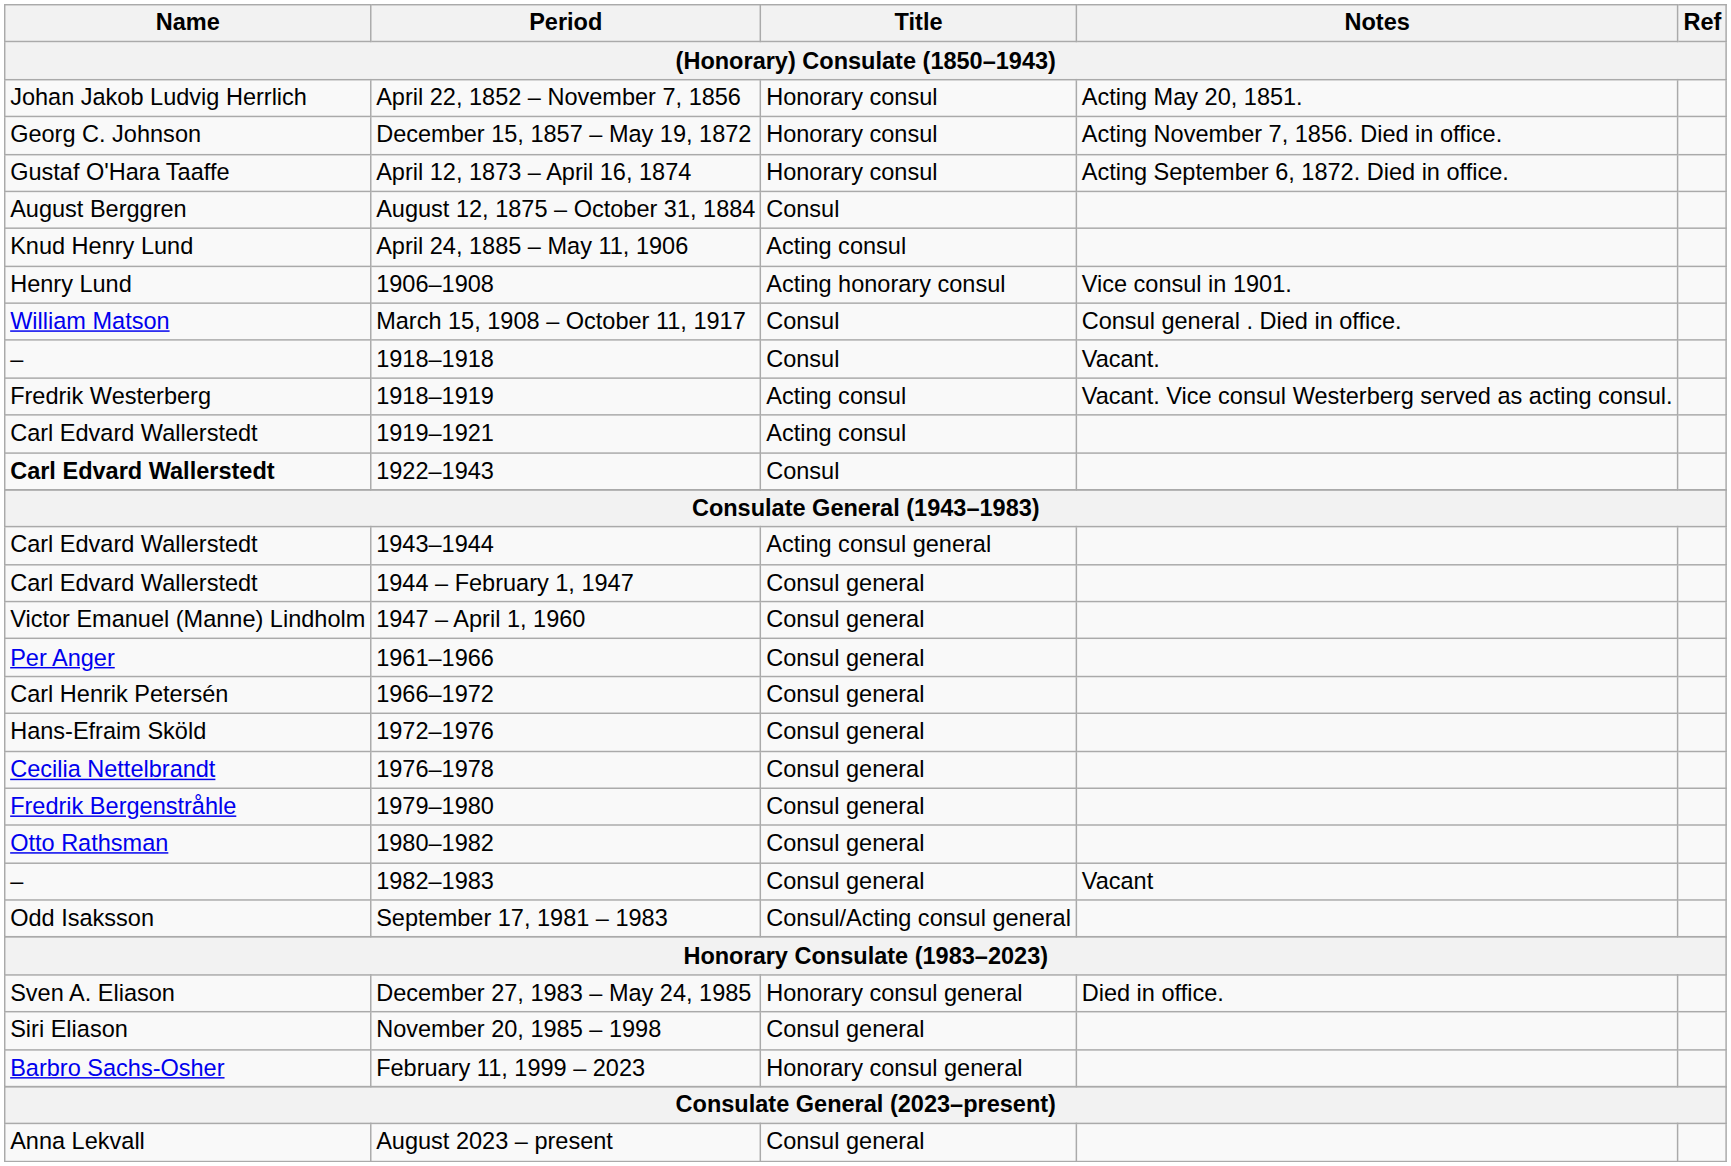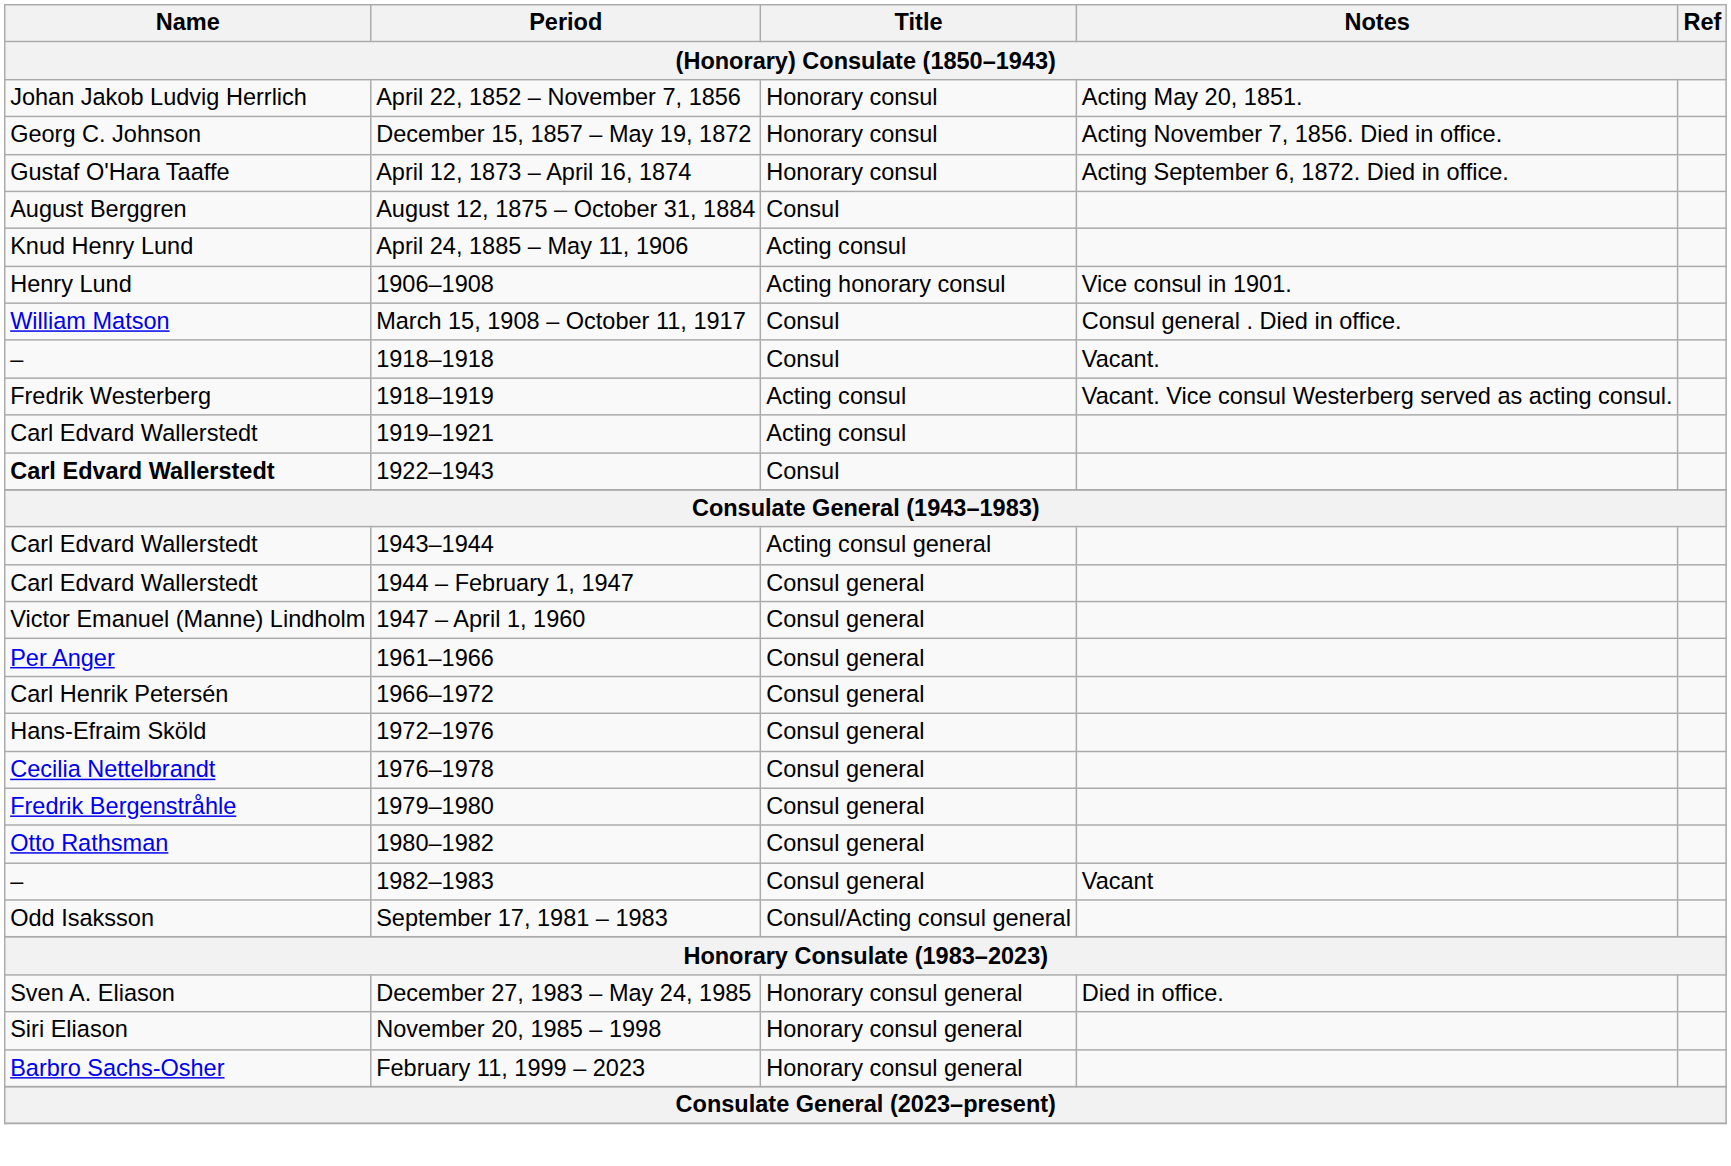(845, 1030) Consul general -> (894, 1030) Honorary consul general
- row: (495, 1142)
